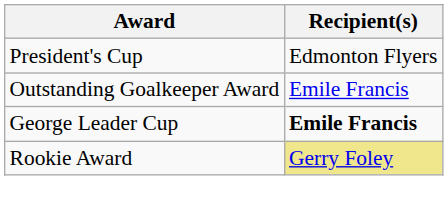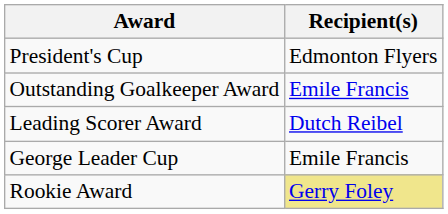+ row: (106, 123)
(353, 123) bold -> (349, 157) normal
